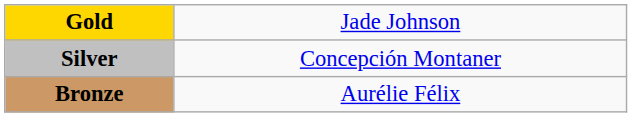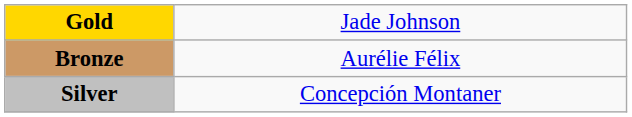rows swapped: (89, 58) <-> (89, 93)
